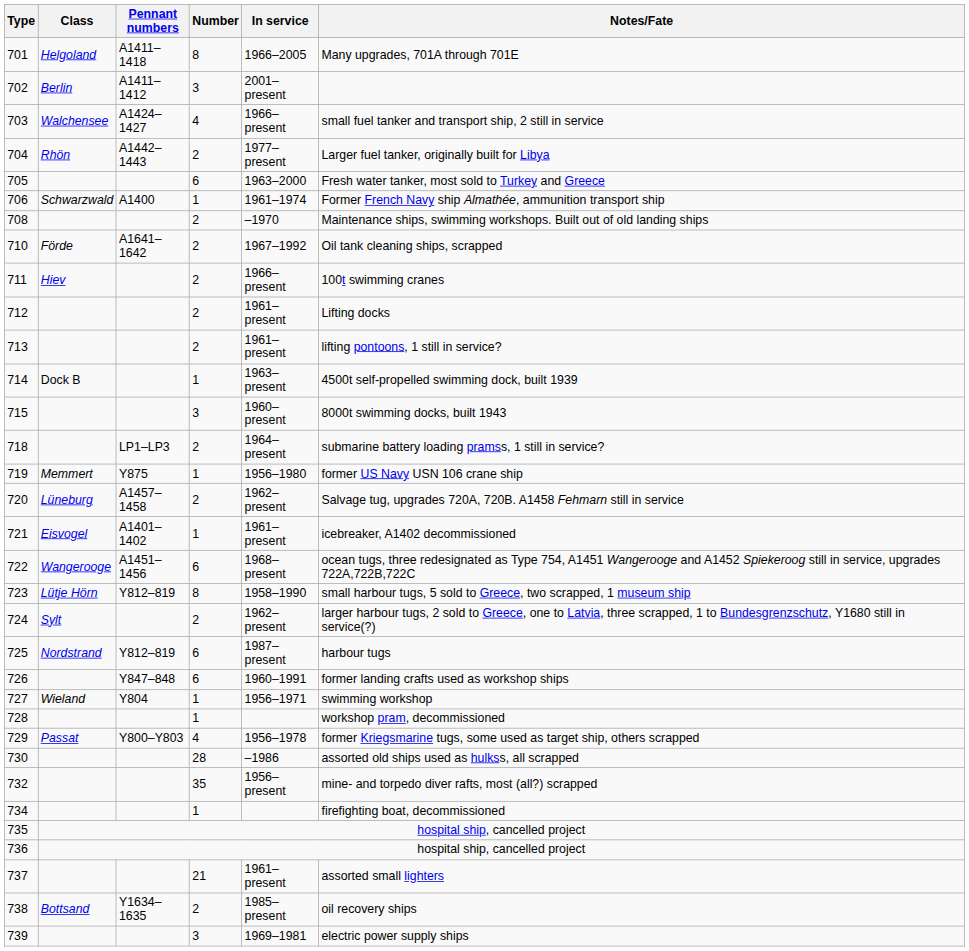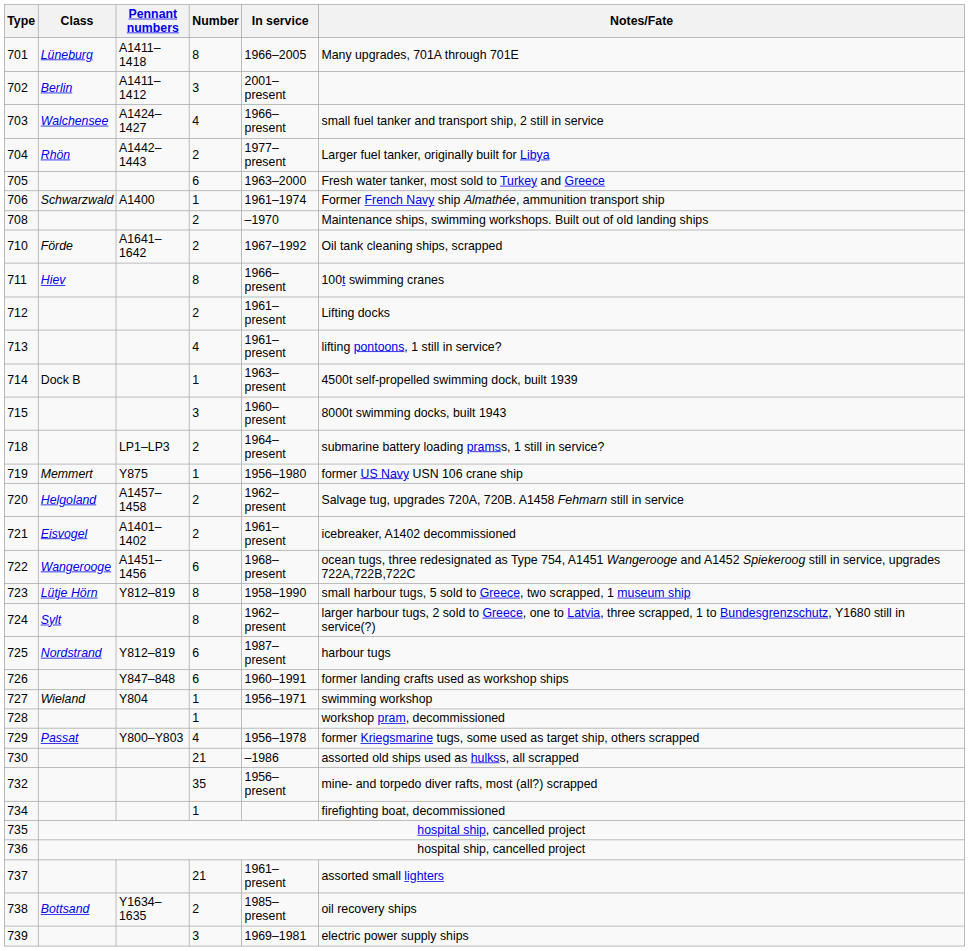(68, 54) Helgoland -> (67, 54) Lüneburg
(196, 280) 2 -> (196, 280) 8
(196, 347) 2 -> (196, 347) 4
(67, 500) Lüneburg -> (68, 500) Helgoland
(196, 533) 1 -> (196, 533) 2
(196, 619) 2 -> (196, 619) 8
(199, 757) 28 -> (199, 757) 21
